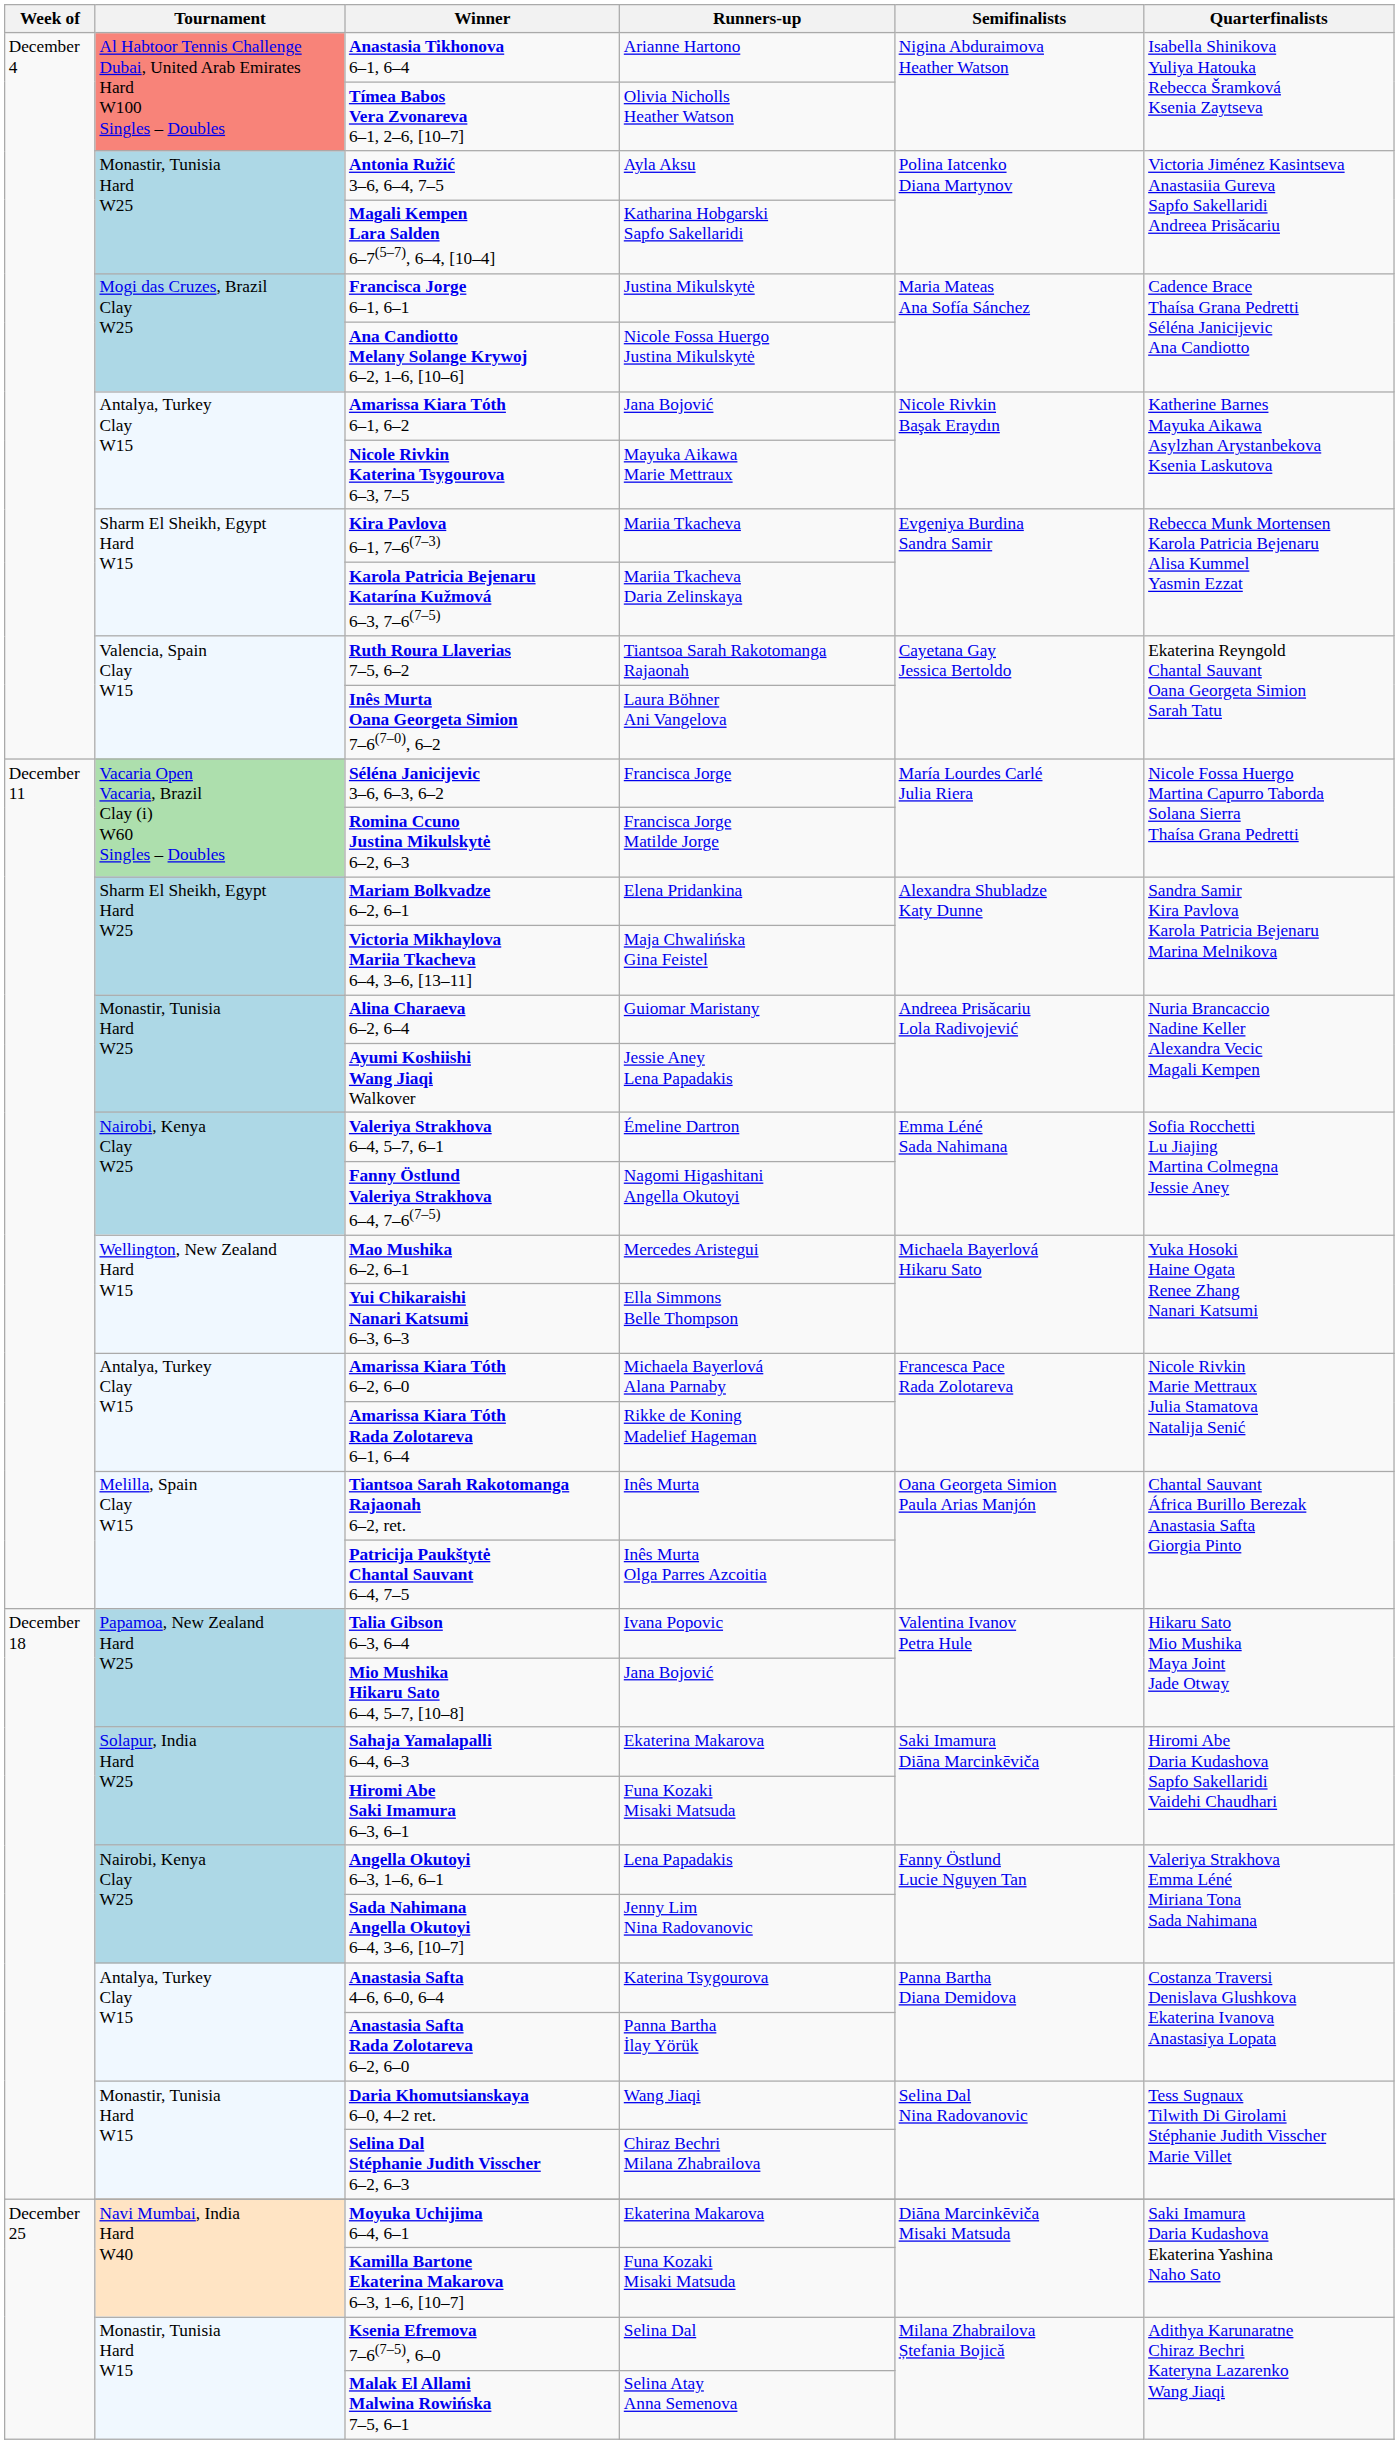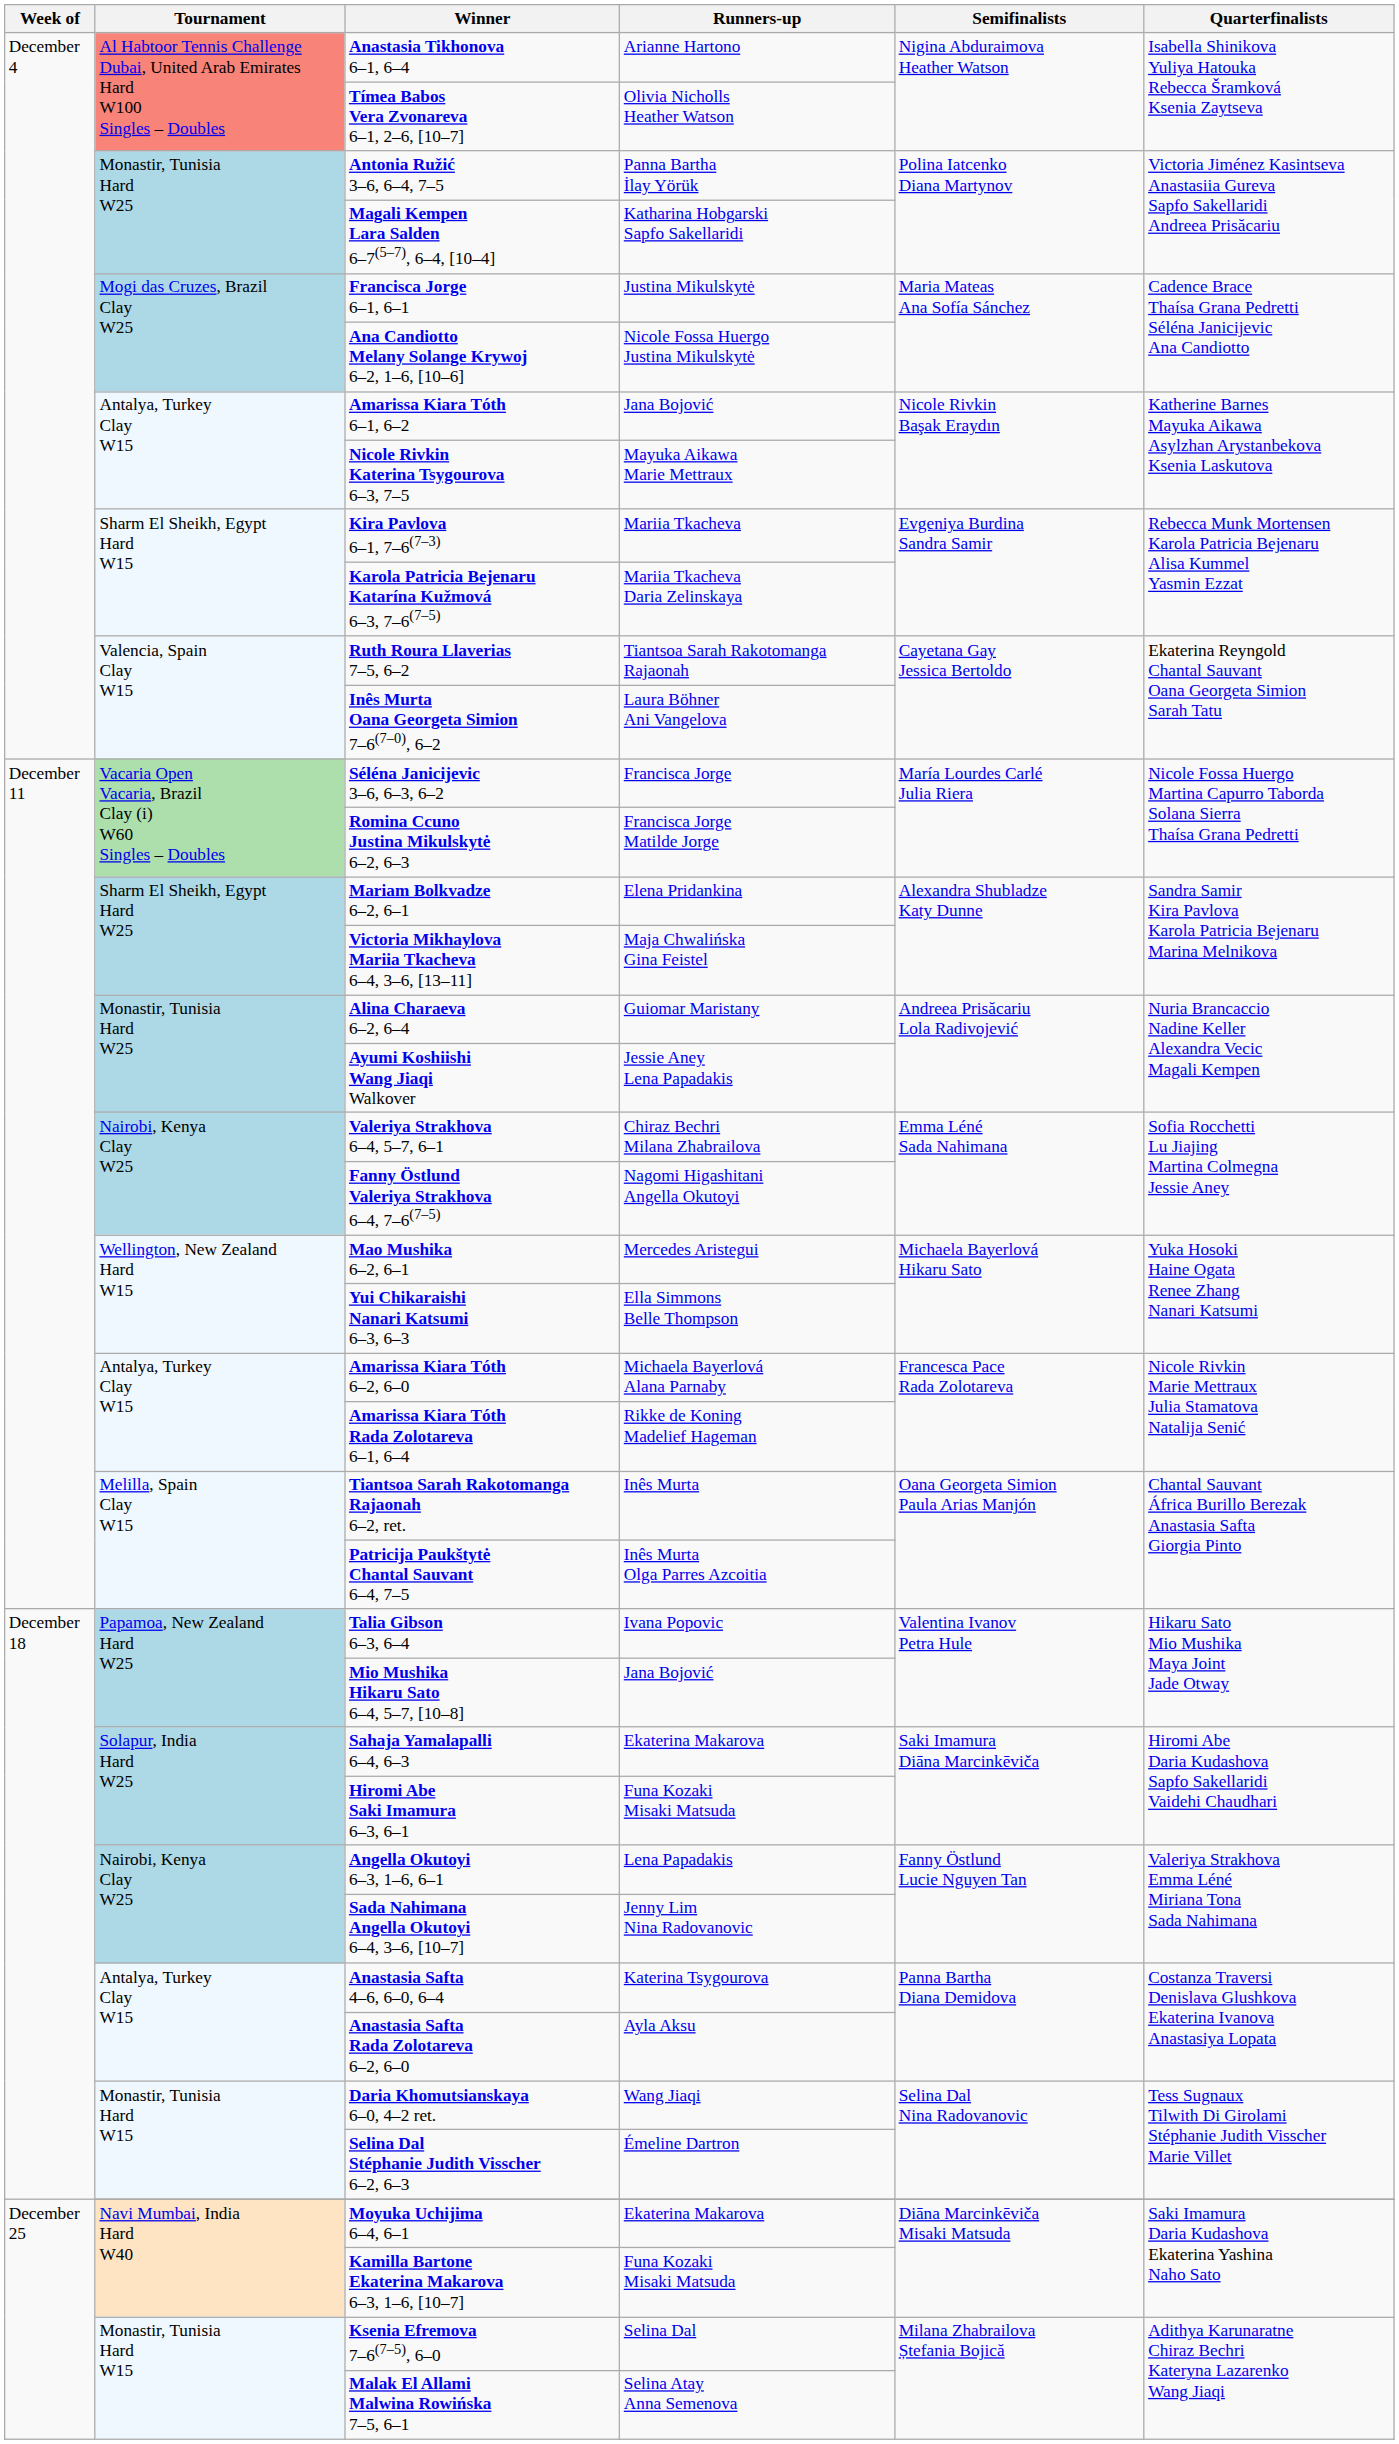(660, 164) Ayla Aksu -> (670, 174) Panna Bartha İlay Yörük
(682, 1126) Émeline Dartron -> (692, 1136) Chiraz Bechri Milana Zhabrailova
(670, 2035) Panna Bartha İlay Yörük -> (660, 2025) Ayla Aksu
(692, 2153) Chiraz Bechri Milana Zhabrailova -> (682, 2143) Émeline Dartron
